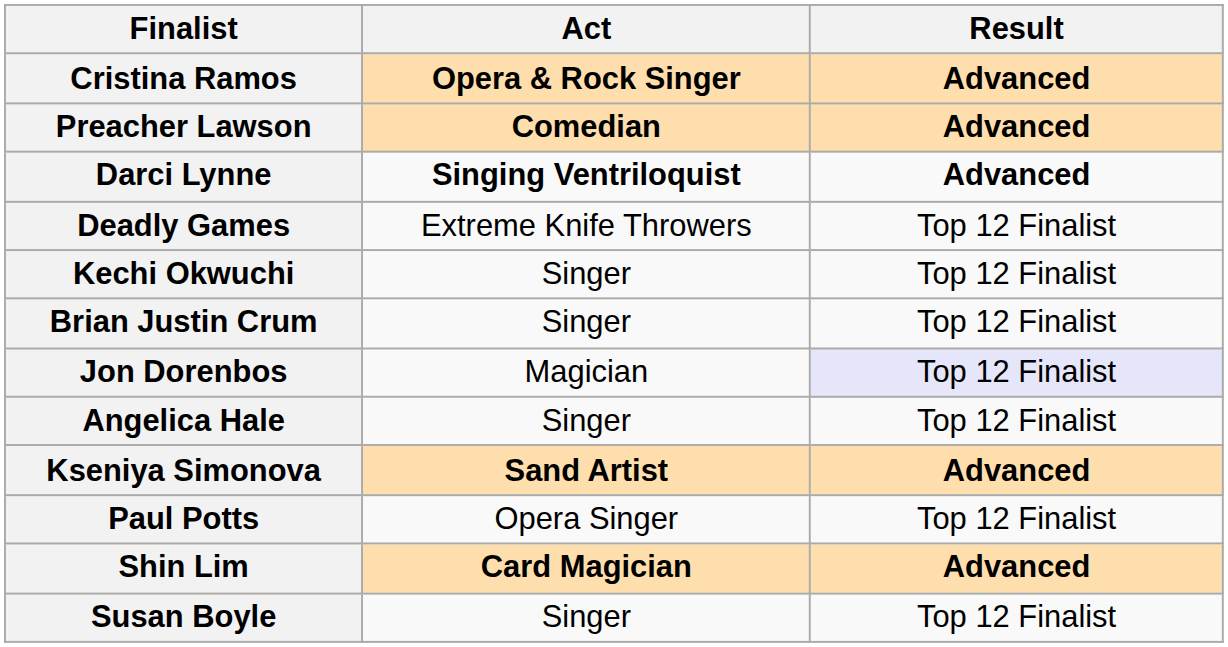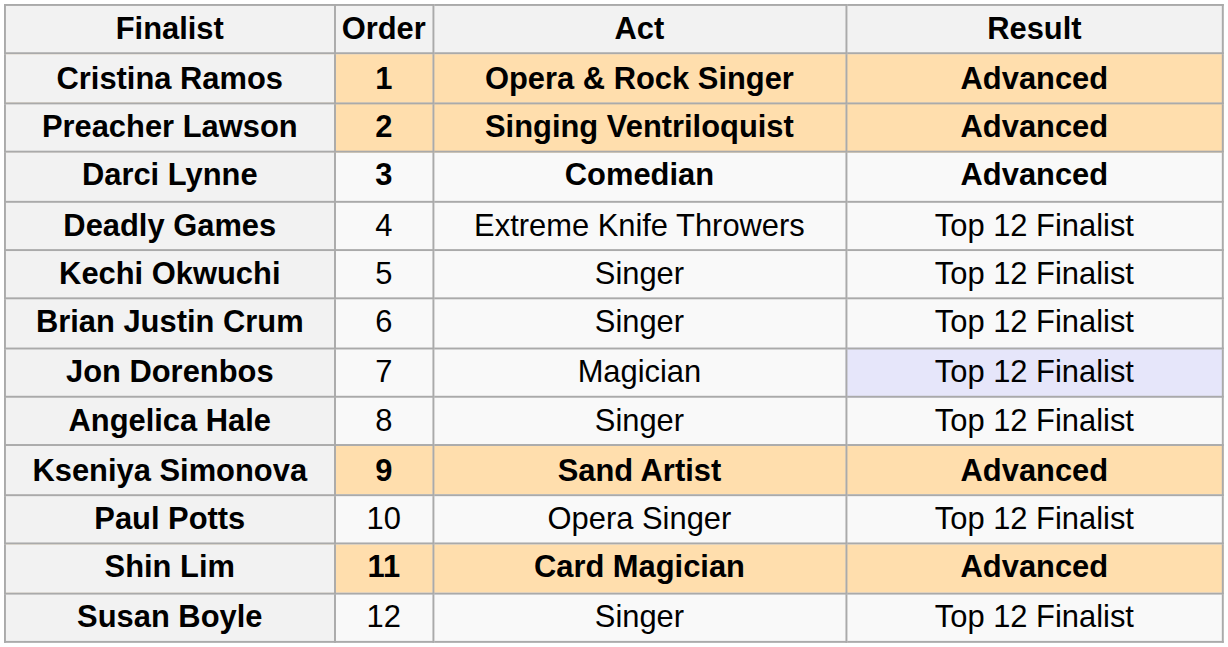+ column: (384, 28)
(586, 126) Comedian -> (639, 126) Singing Ventriloquist
(586, 175) Singing Ventriloquist -> (639, 175) Comedian
